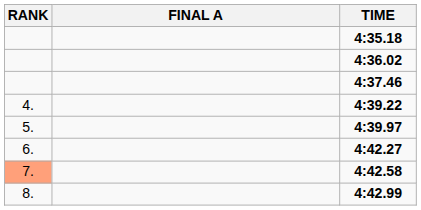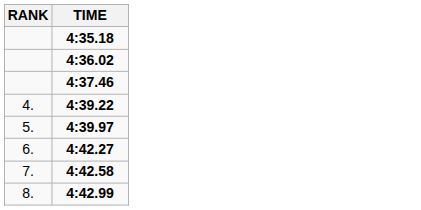- column: (196, 15)
(28, 171) lightsalmon background -> (28, 171) no background
